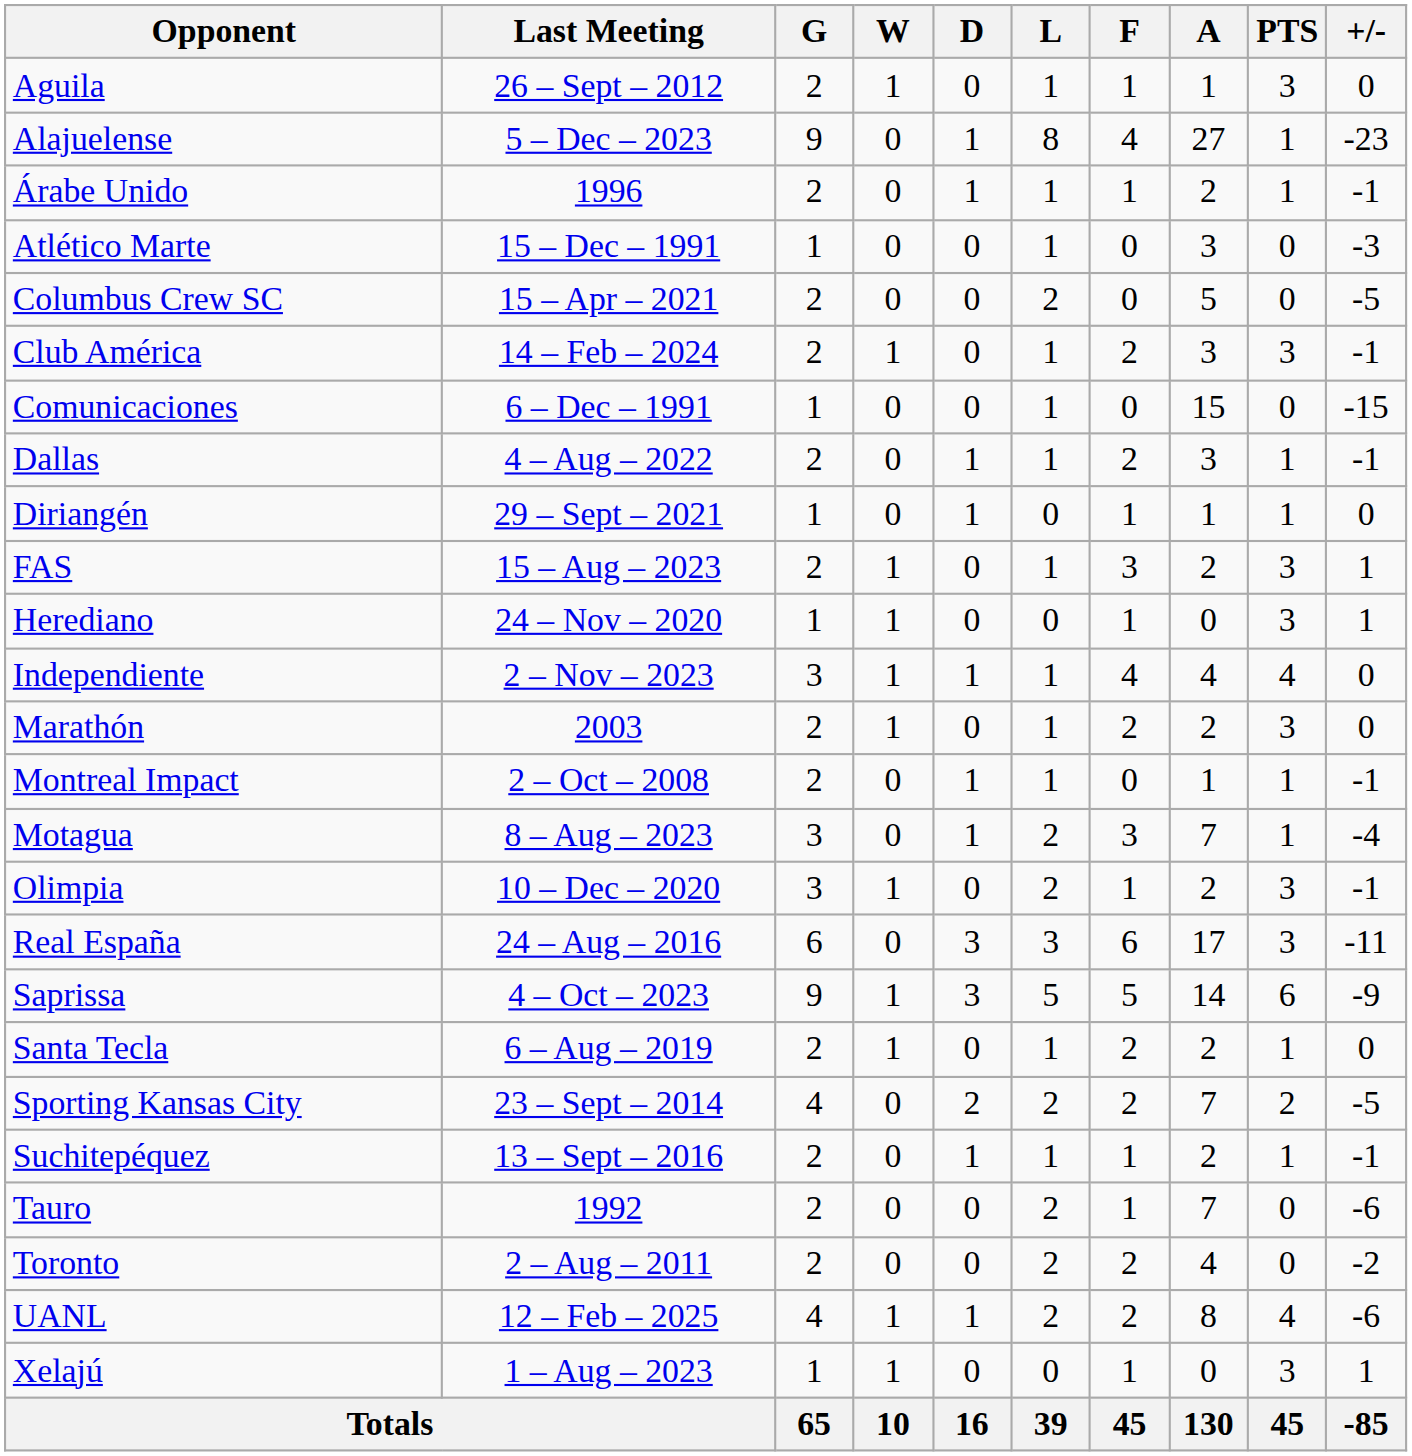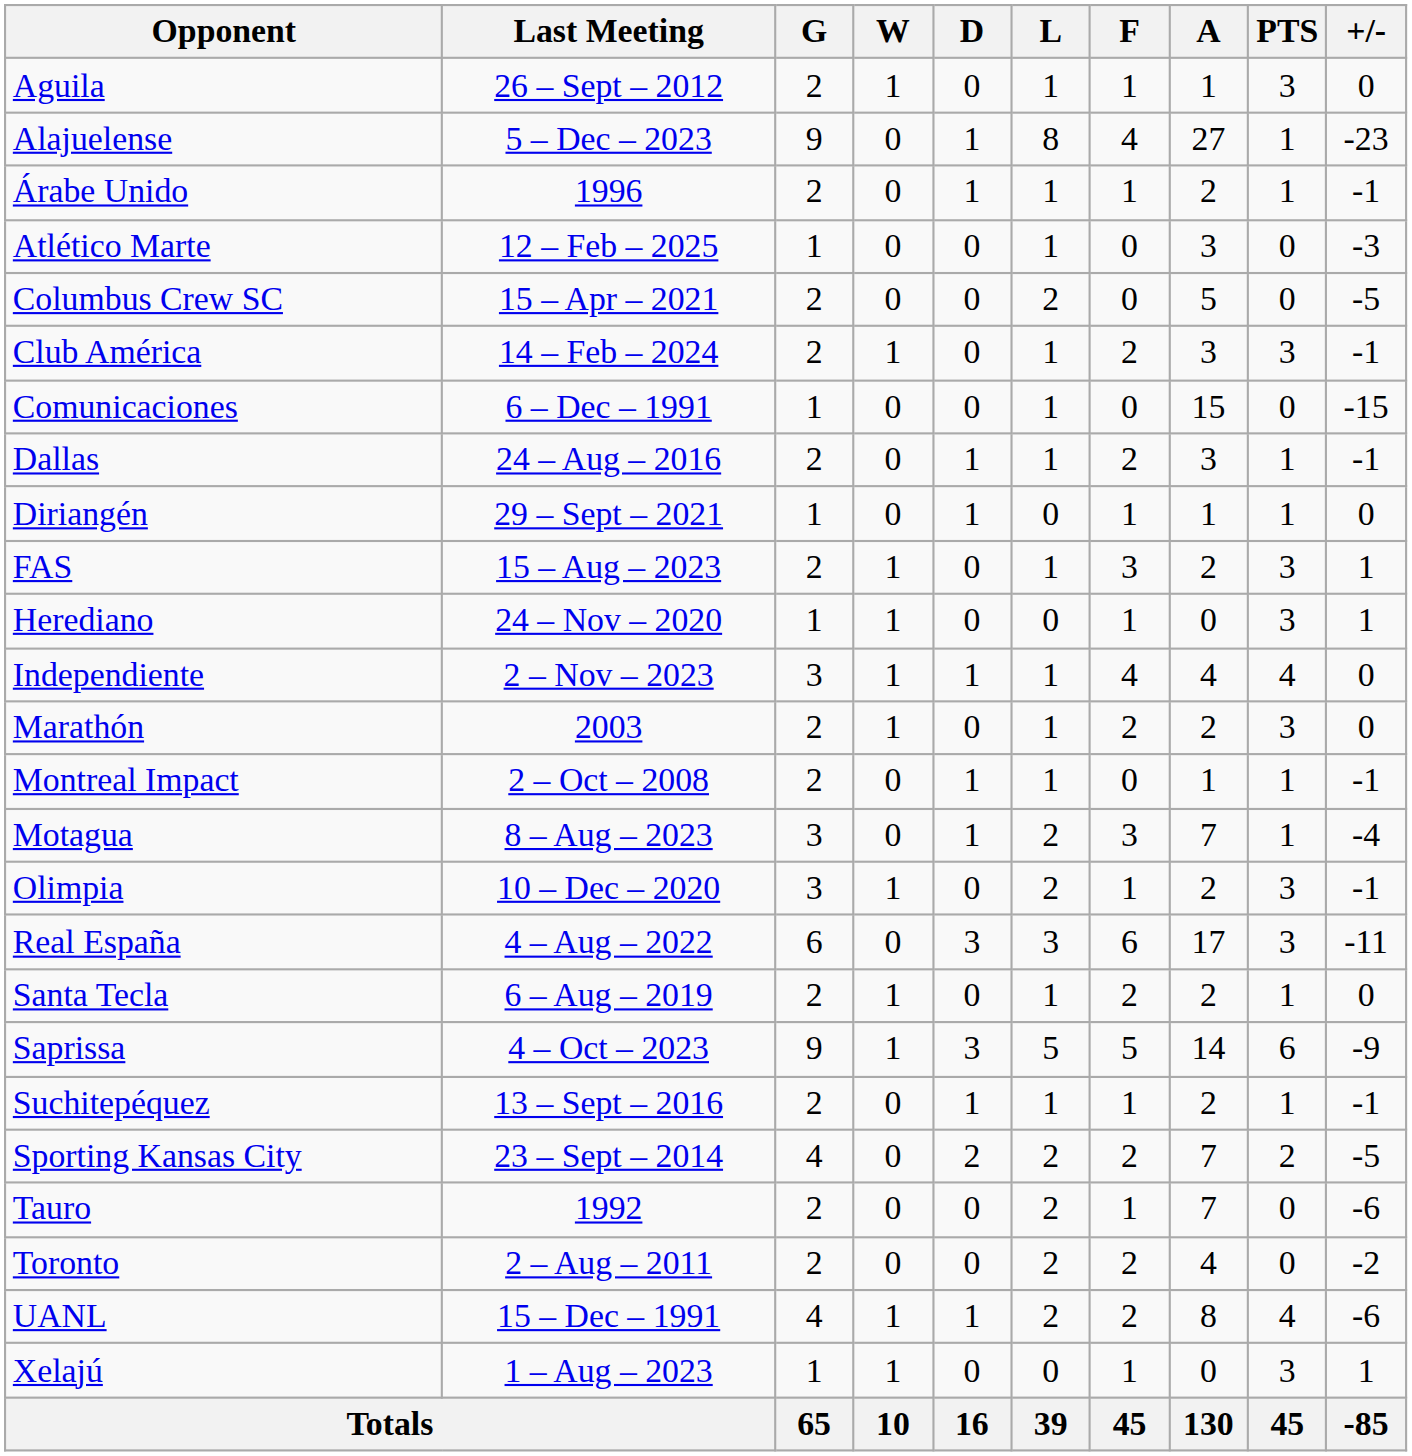(609, 245) 15 – Dec – 1991 -> (609, 245) 12 – Feb – 2025
(609, 459) 4 – Aug – 2022 -> (609, 459) 24 – Aug – 2016
(609, 941) 24 – Aug – 2016 -> (609, 941) 4 – Aug – 2022
rows swapped: (69, 995) <-> (91, 1048)
rows swapped: (157, 1102) <-> (111, 1155)
(609, 1316) 12 – Feb – 2025 -> (609, 1316) 15 – Dec – 1991
